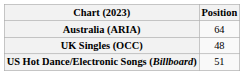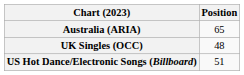(219, 29) 64 -> (219, 29) 65
